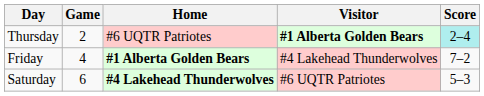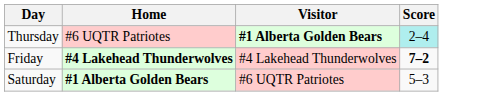- column: (83, 15)
(178, 58) #1 Alberta Golden Bears -> (149, 58) #4 Lakehead Thunderwolves
(460, 58) normal -> (419, 58) bold
(190, 79) #4 Lakehead Thunderwolves -> (137, 79) #1 Alberta Golden Bears
